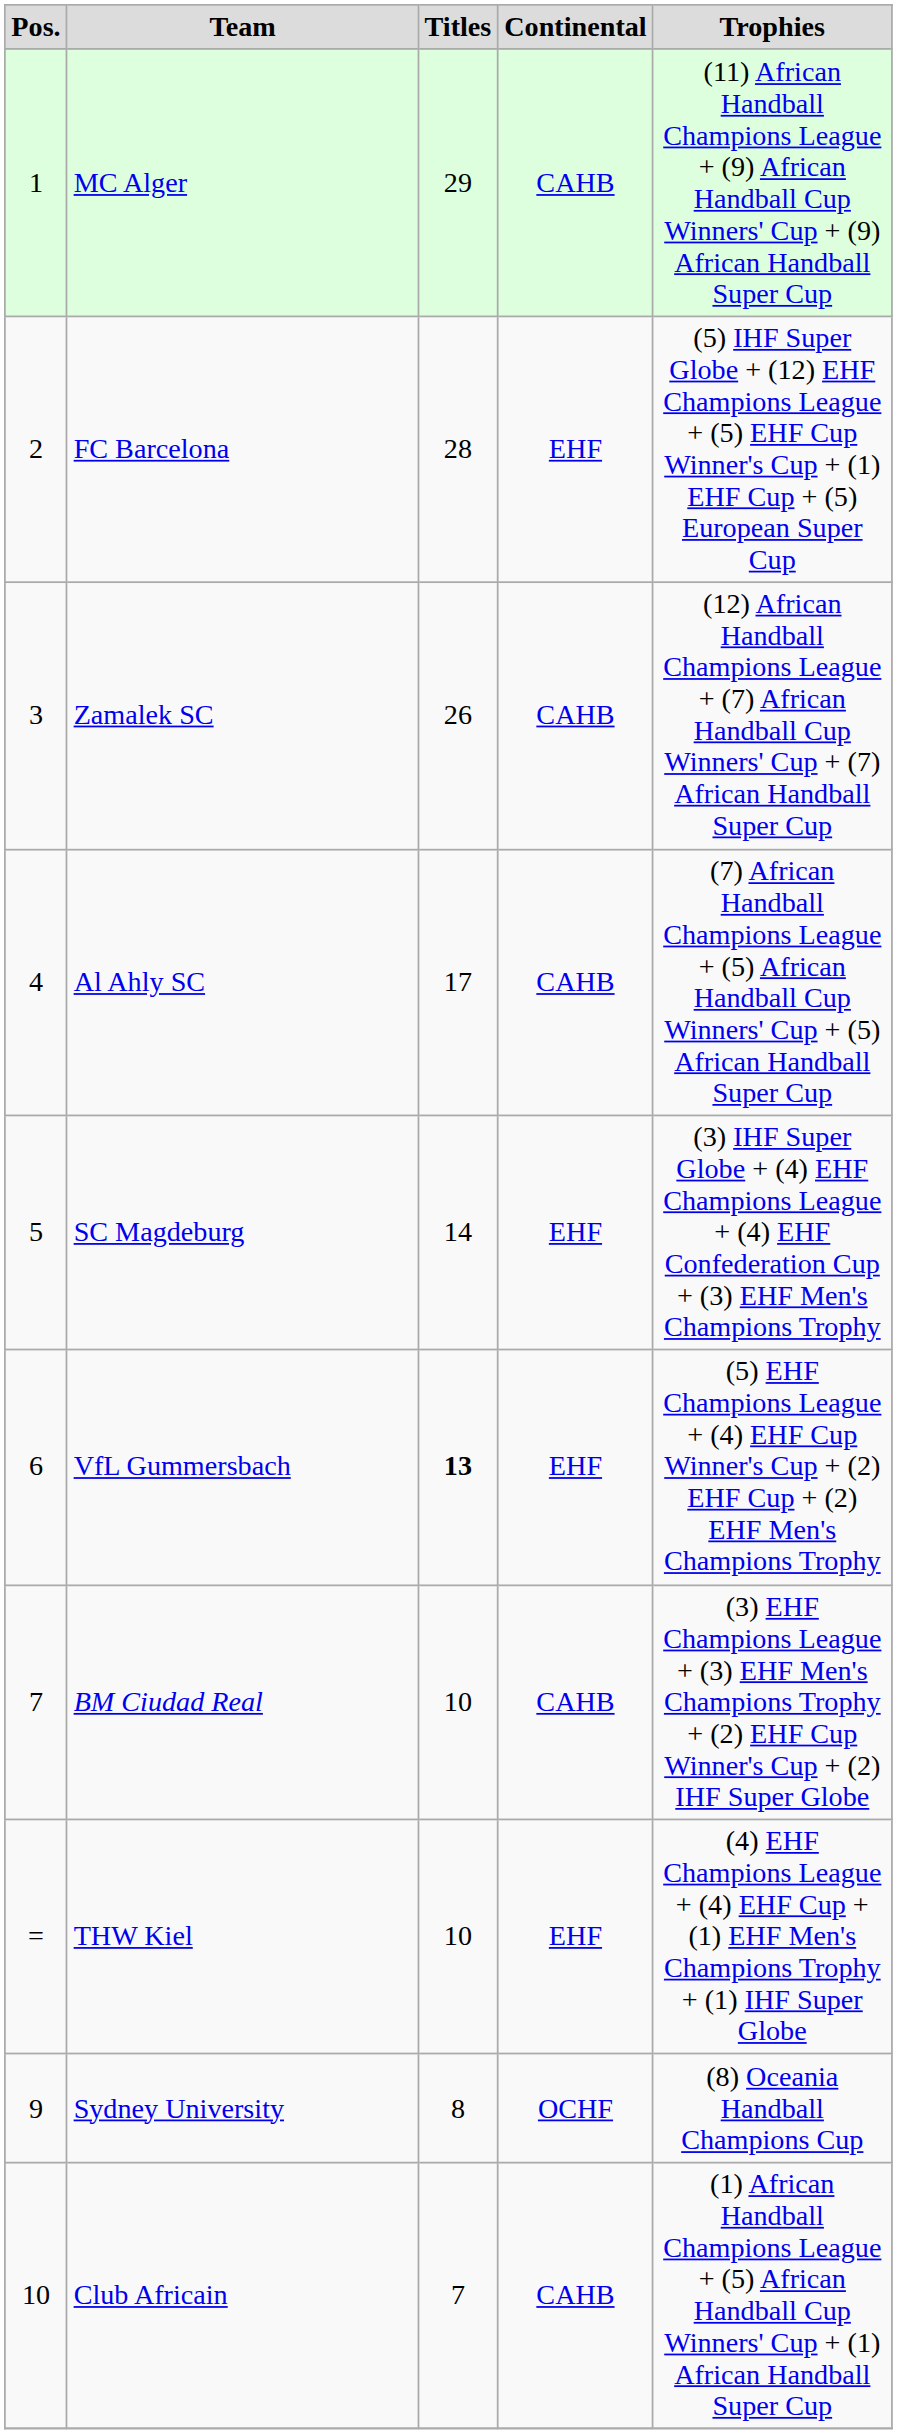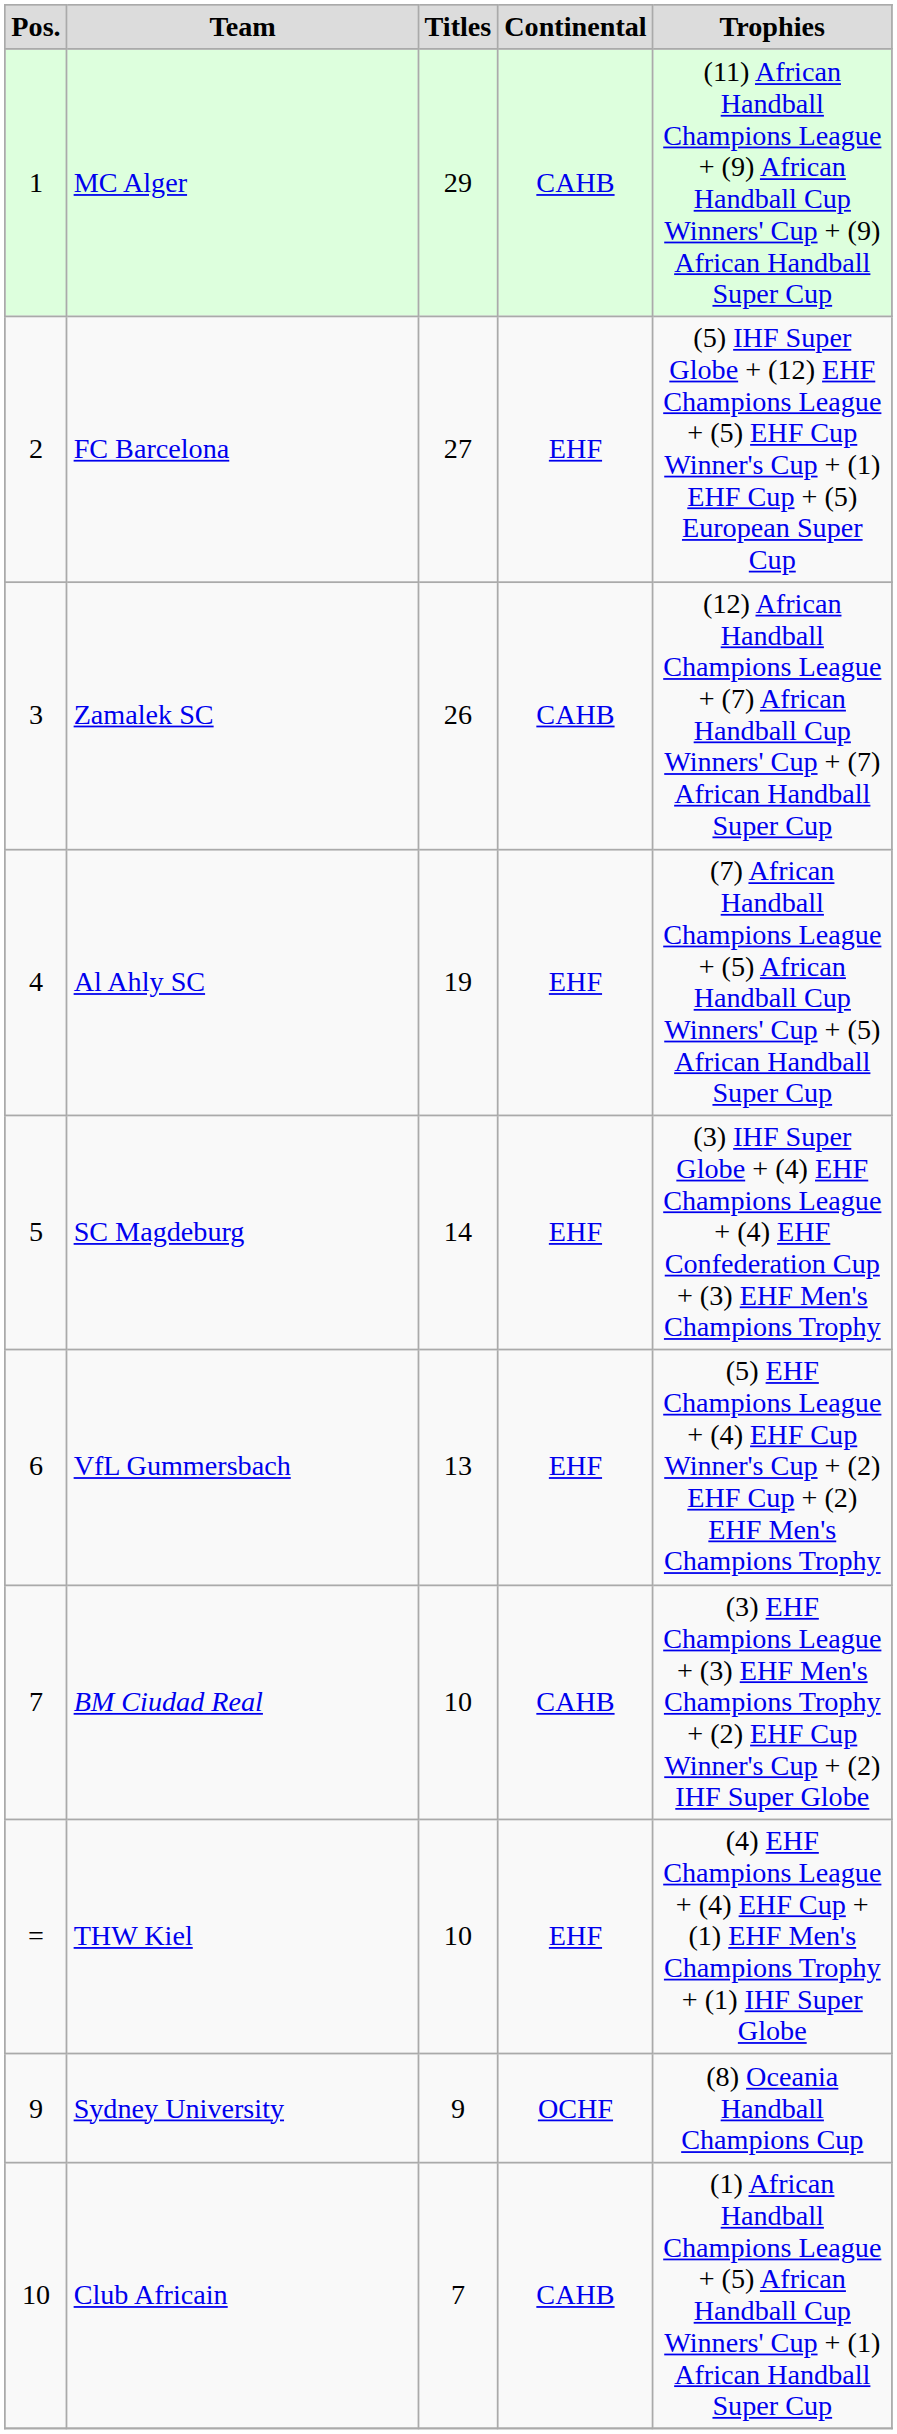(458, 448) 28 -> (458, 448) 27
(458, 981) 17 -> (458, 981) 19
(575, 981) CAHB -> (575, 981) EHF
(458, 1466) bold -> (458, 1466) normal
(458, 2107) 8 -> (458, 2107) 9
